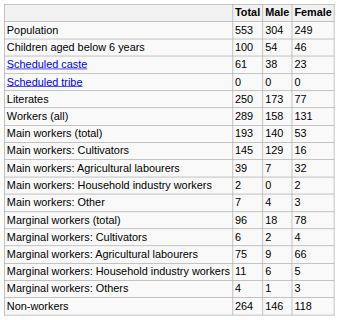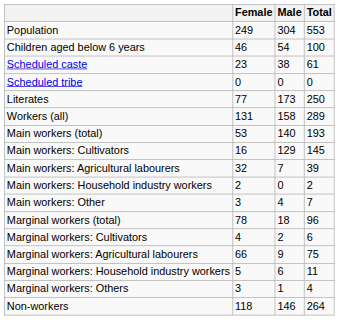columns swapped: (248, 13) <-> (313, 13)
